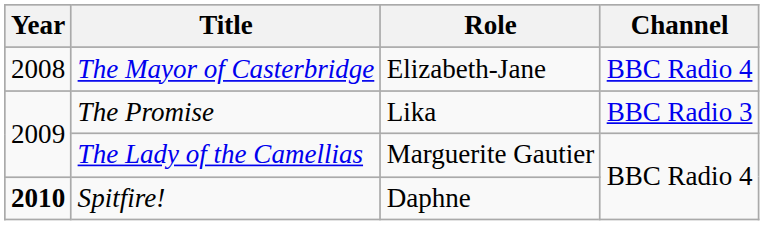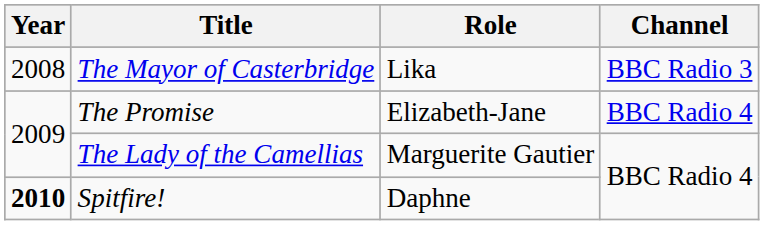(466, 68) Elizabeth-Jane -> (412, 68) Lika
(680, 68) BBC Radio 4 -> (680, 68) BBC Radio 3
(412, 111) Lika -> (466, 111) Elizabeth-Jane
(680, 111) BBC Radio 3 -> (680, 111) BBC Radio 4
